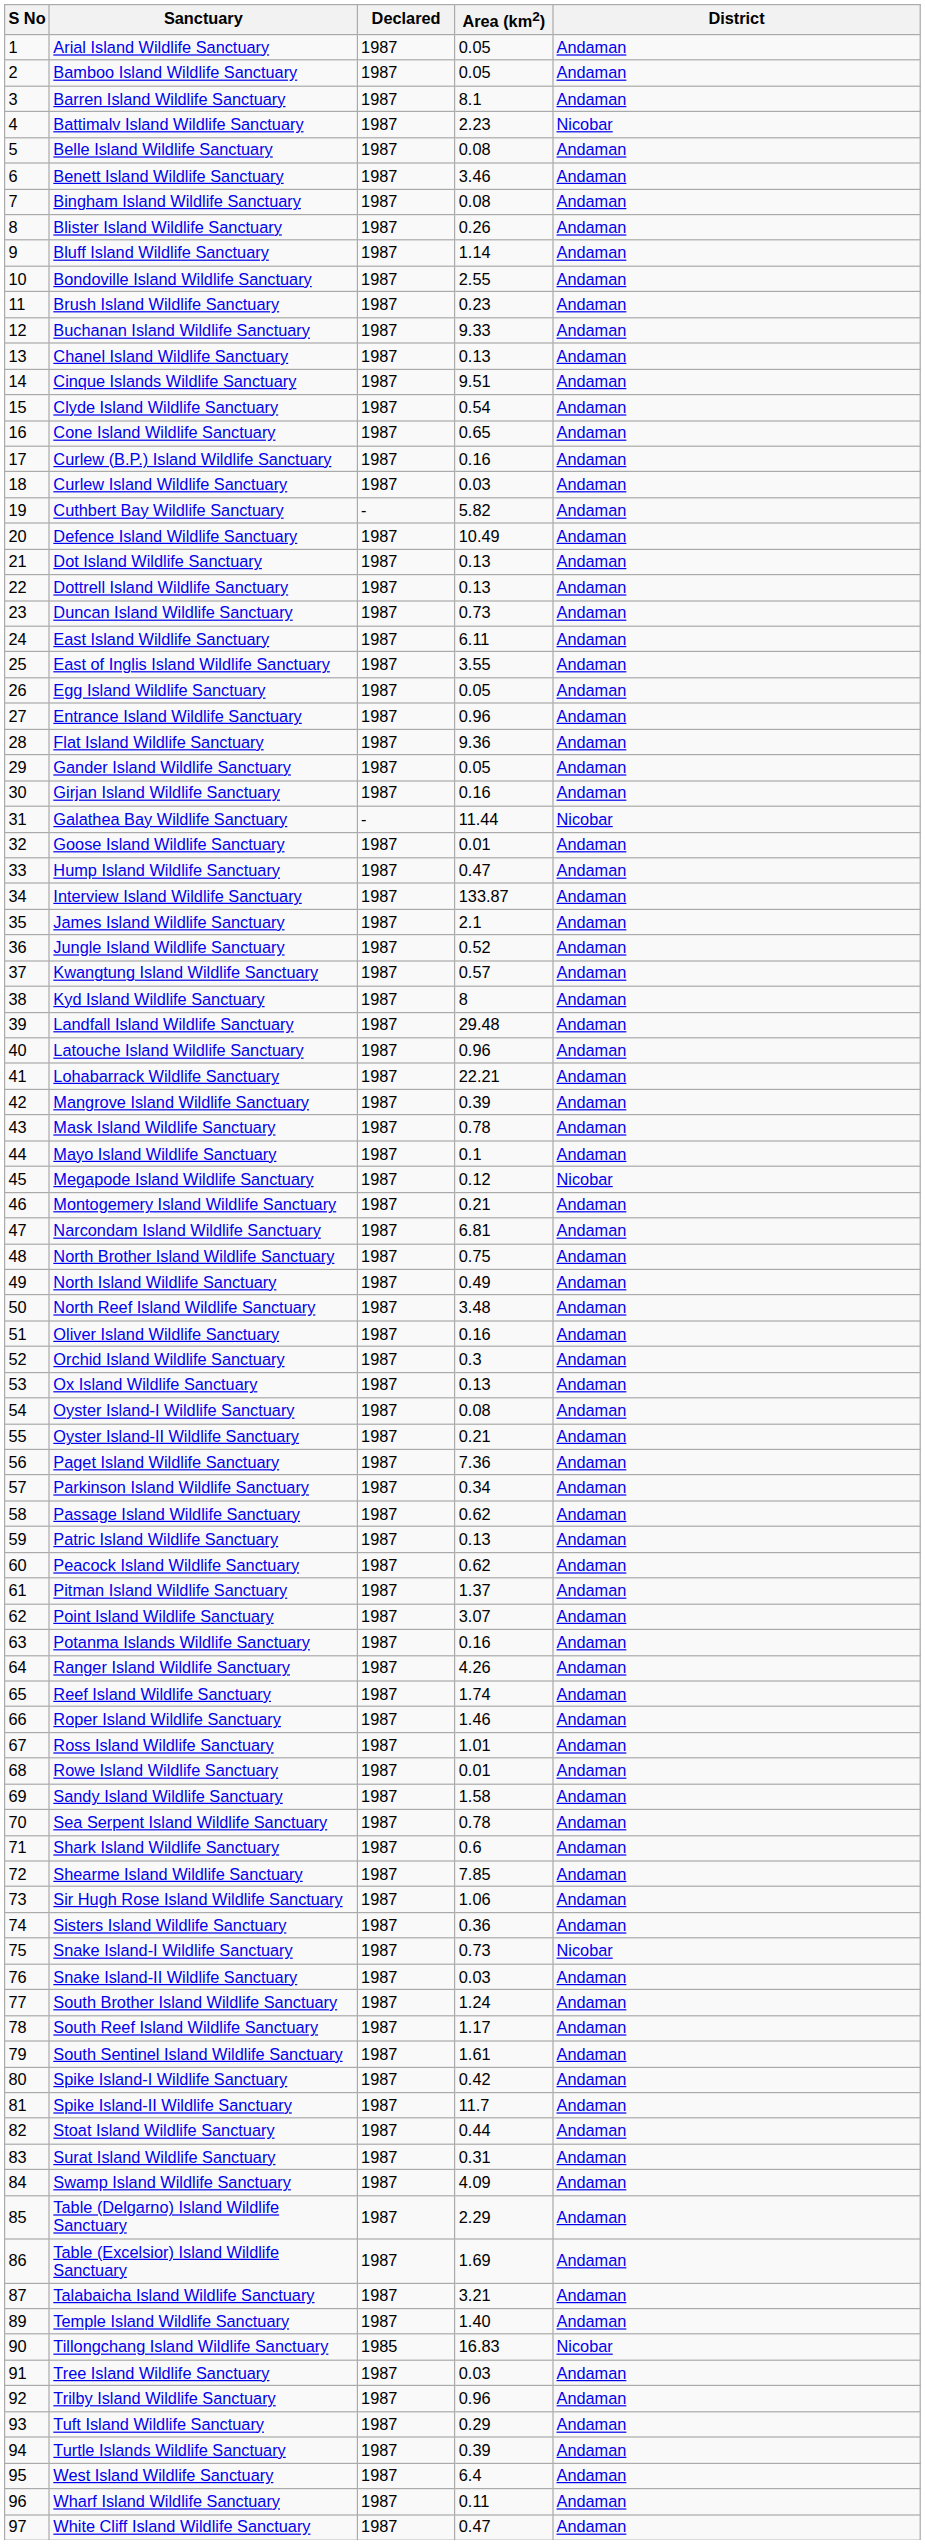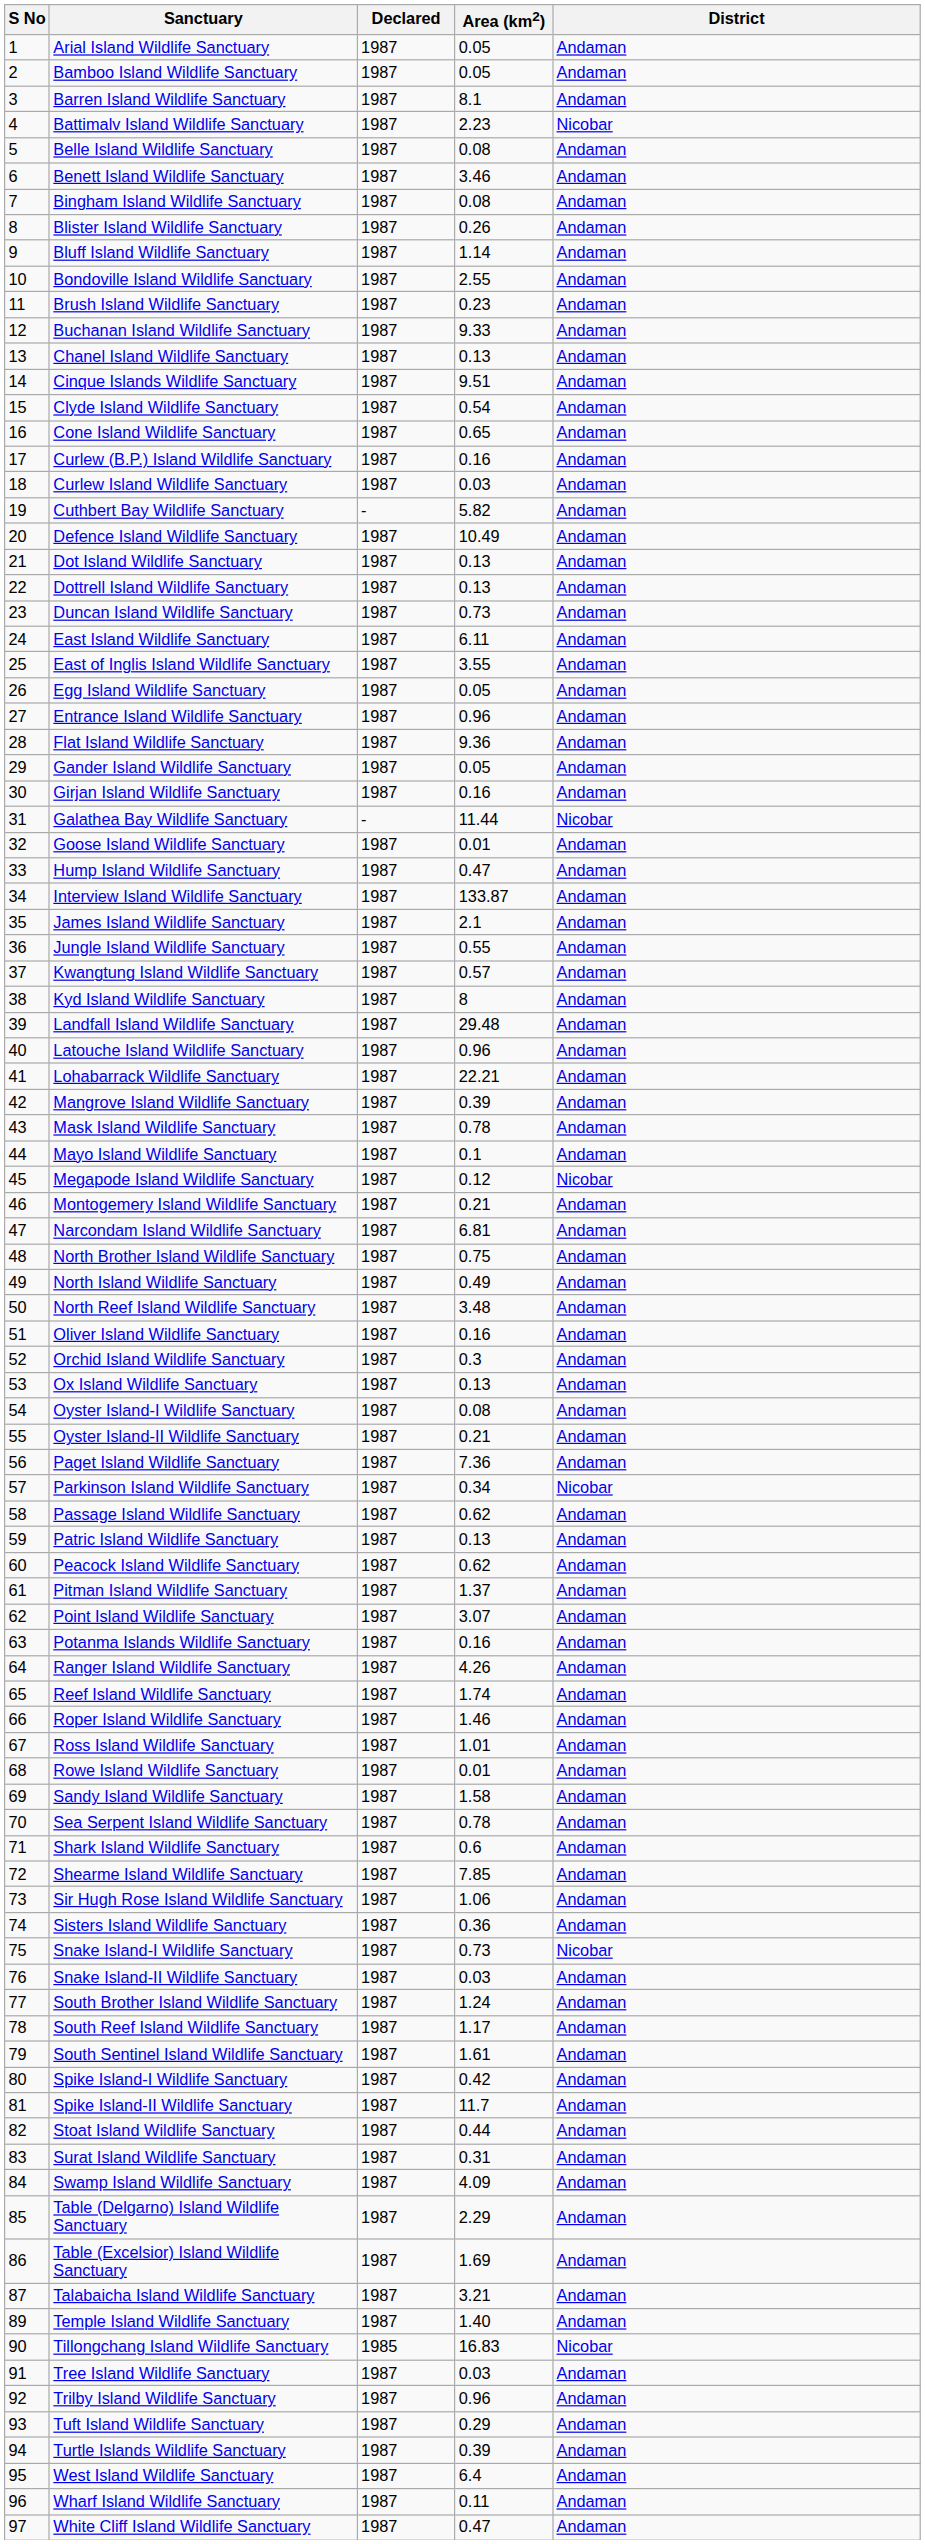(475, 947) 0.52 -> (475, 947) 0.55
(591, 1488) Andaman -> (585, 1488) Nicobar
